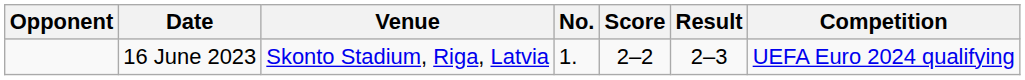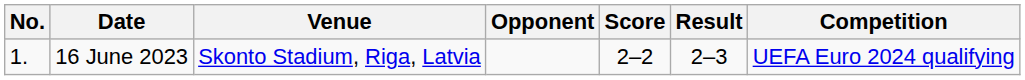columns swapped: (577, 21) <-> (61, 21)
